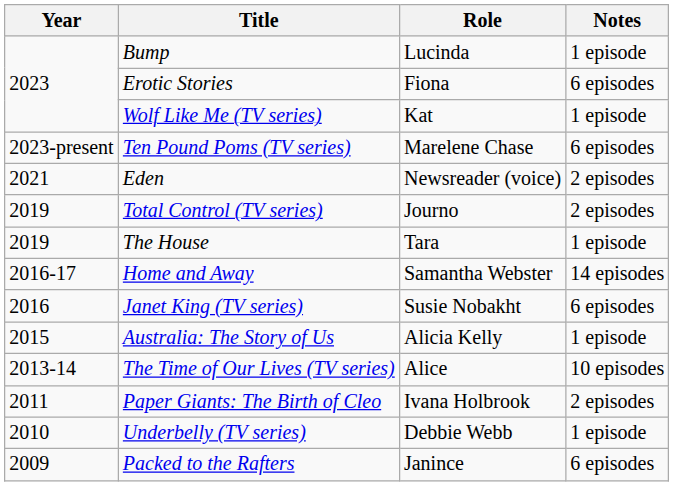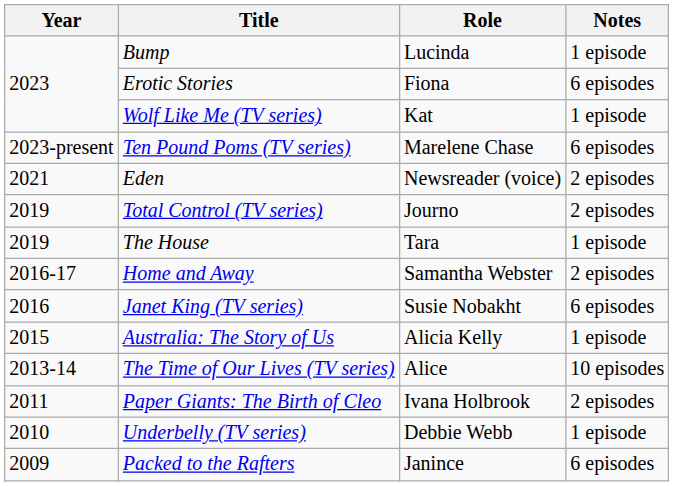(617, 274) 14 episodes -> (612, 274) 2 episodes
